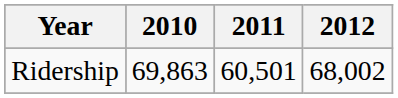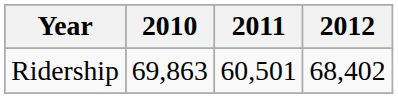(347, 70) 68,002 -> (347, 70) 68,402
